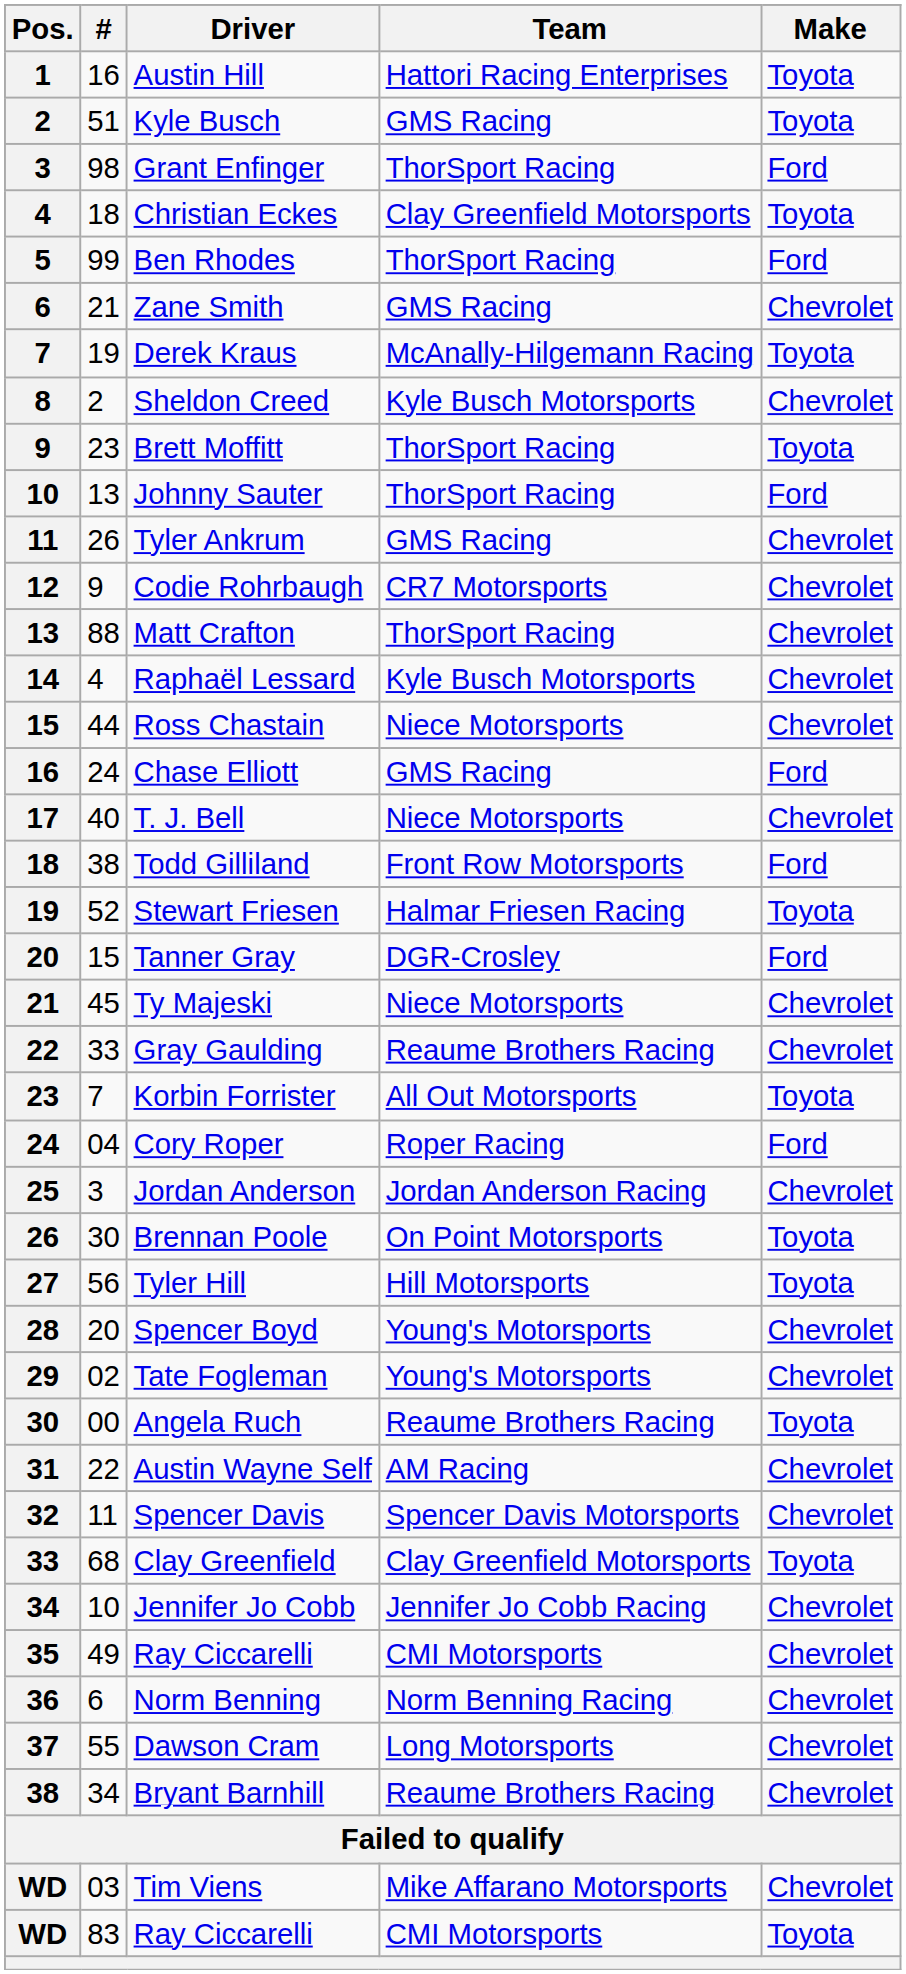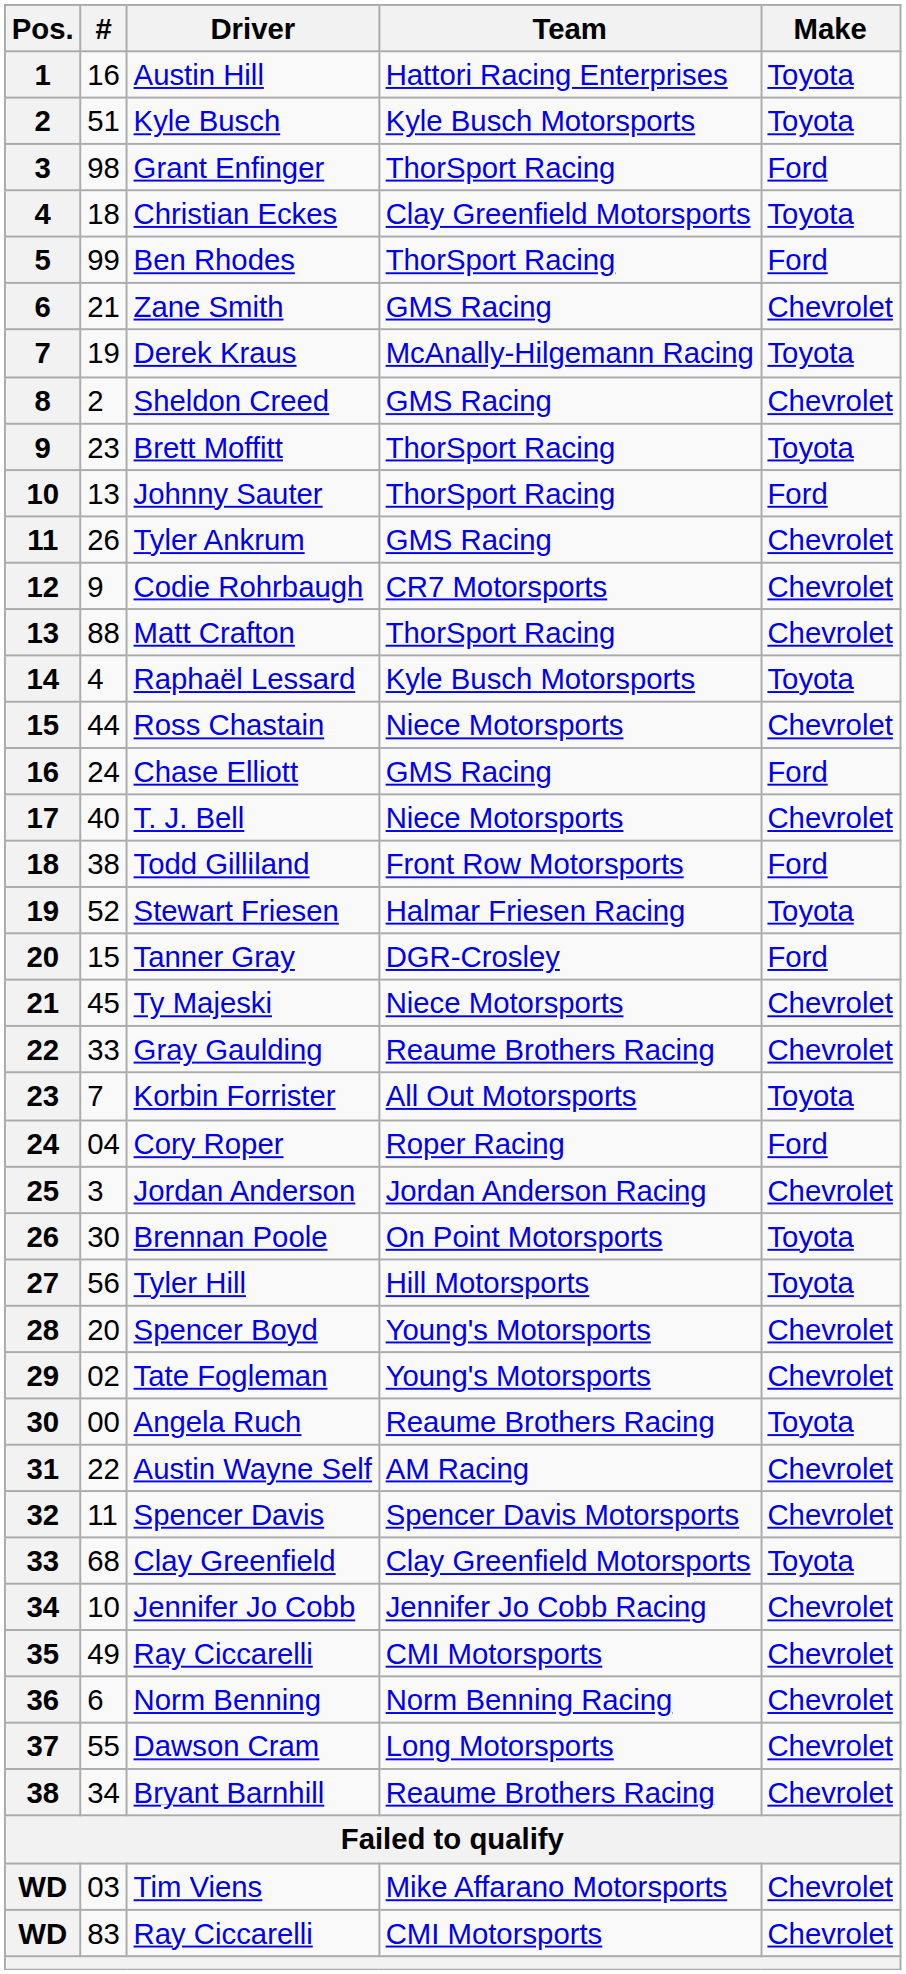(469, 121) GMS Racing -> (540, 121) Kyle Busch Motorsports
(540, 400) Kyle Busch Motorsports -> (469, 400) GMS Racing
(830, 679) Chevrolet -> (811, 679) Toyota
(811, 1932) Toyota -> (830, 1932) Chevrolet
